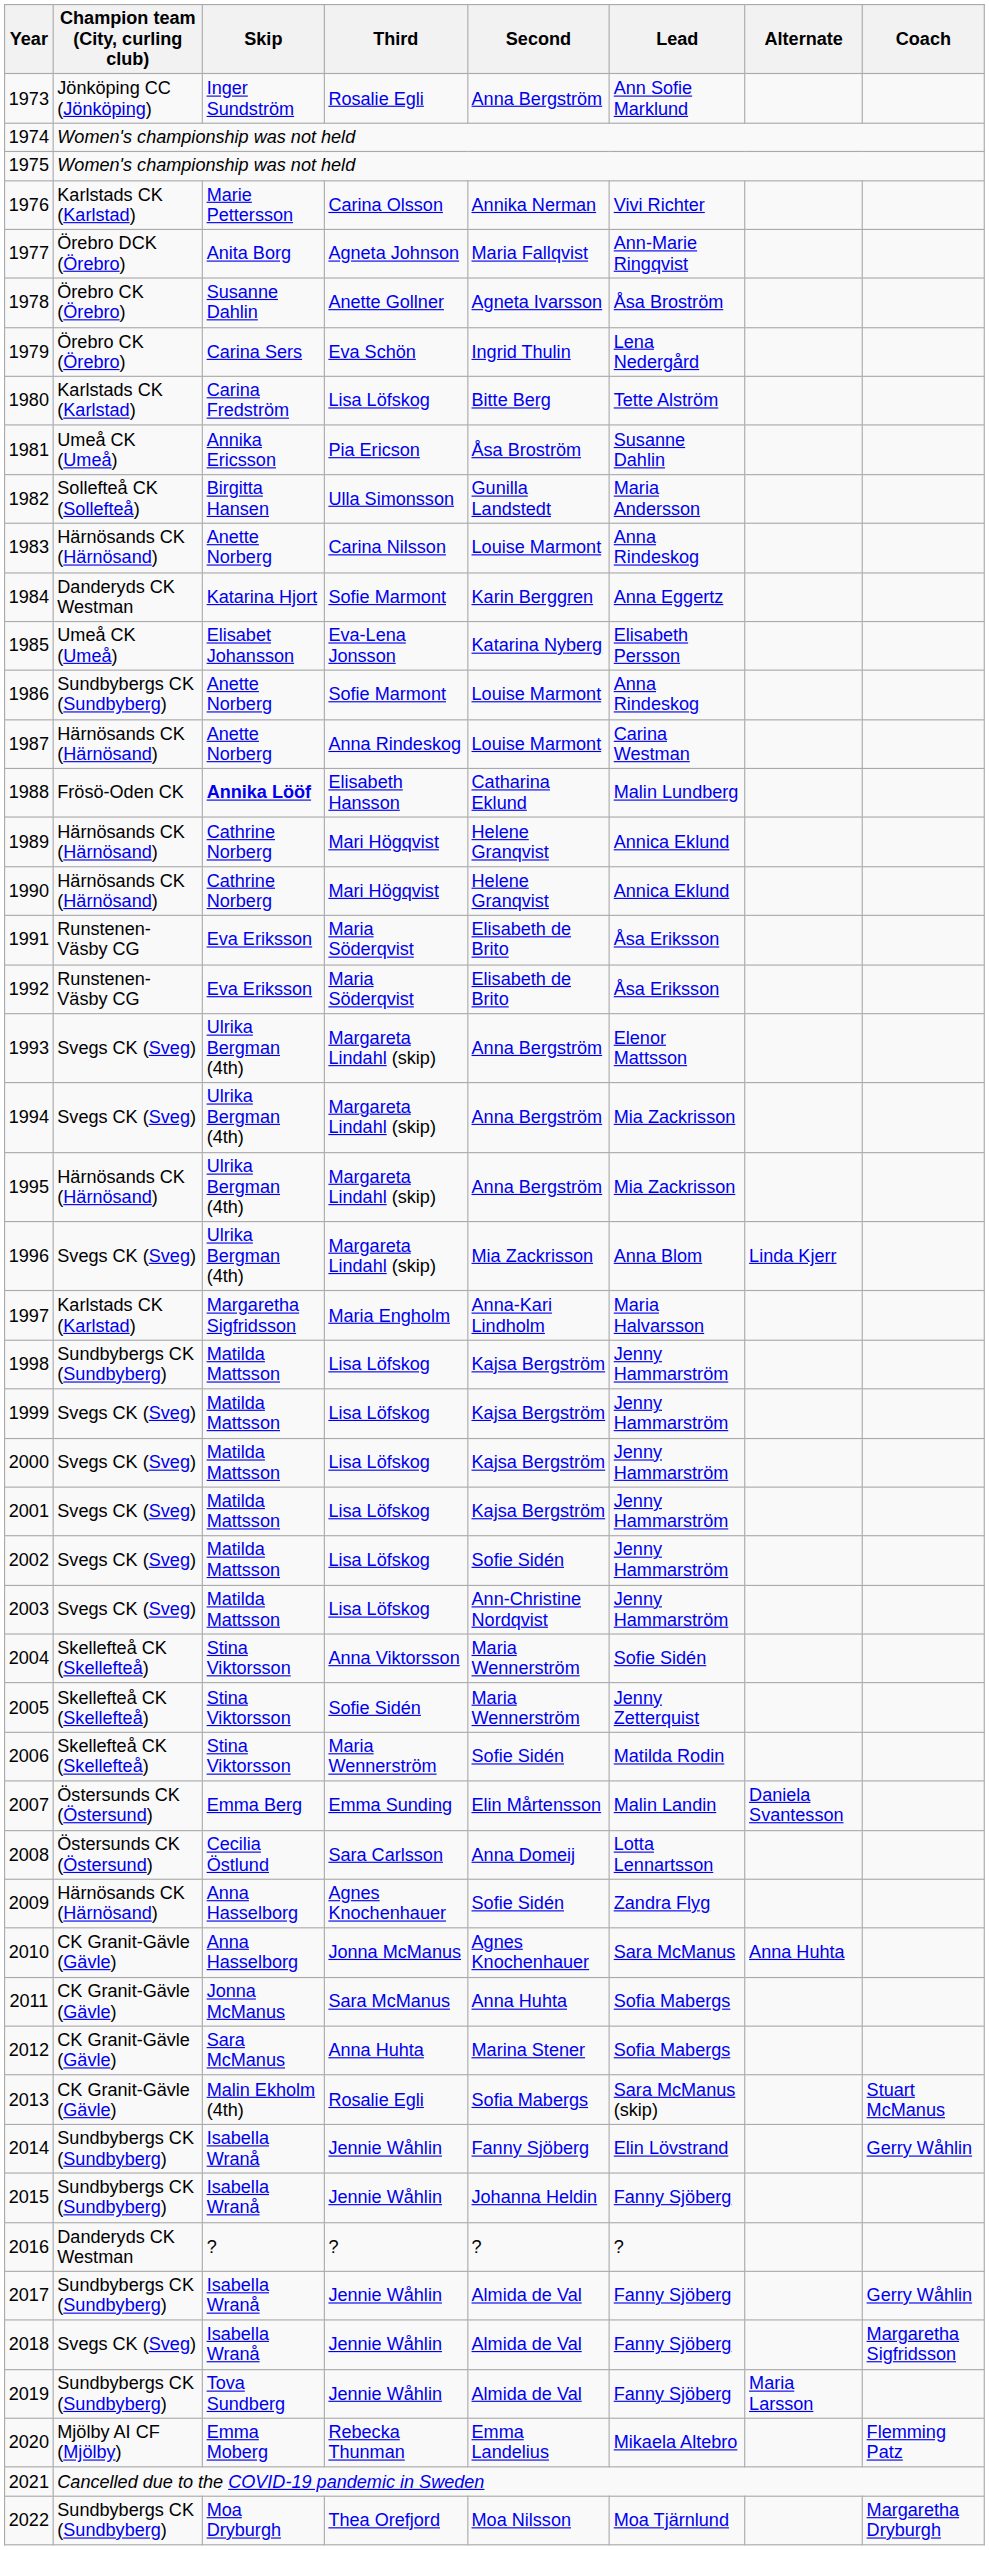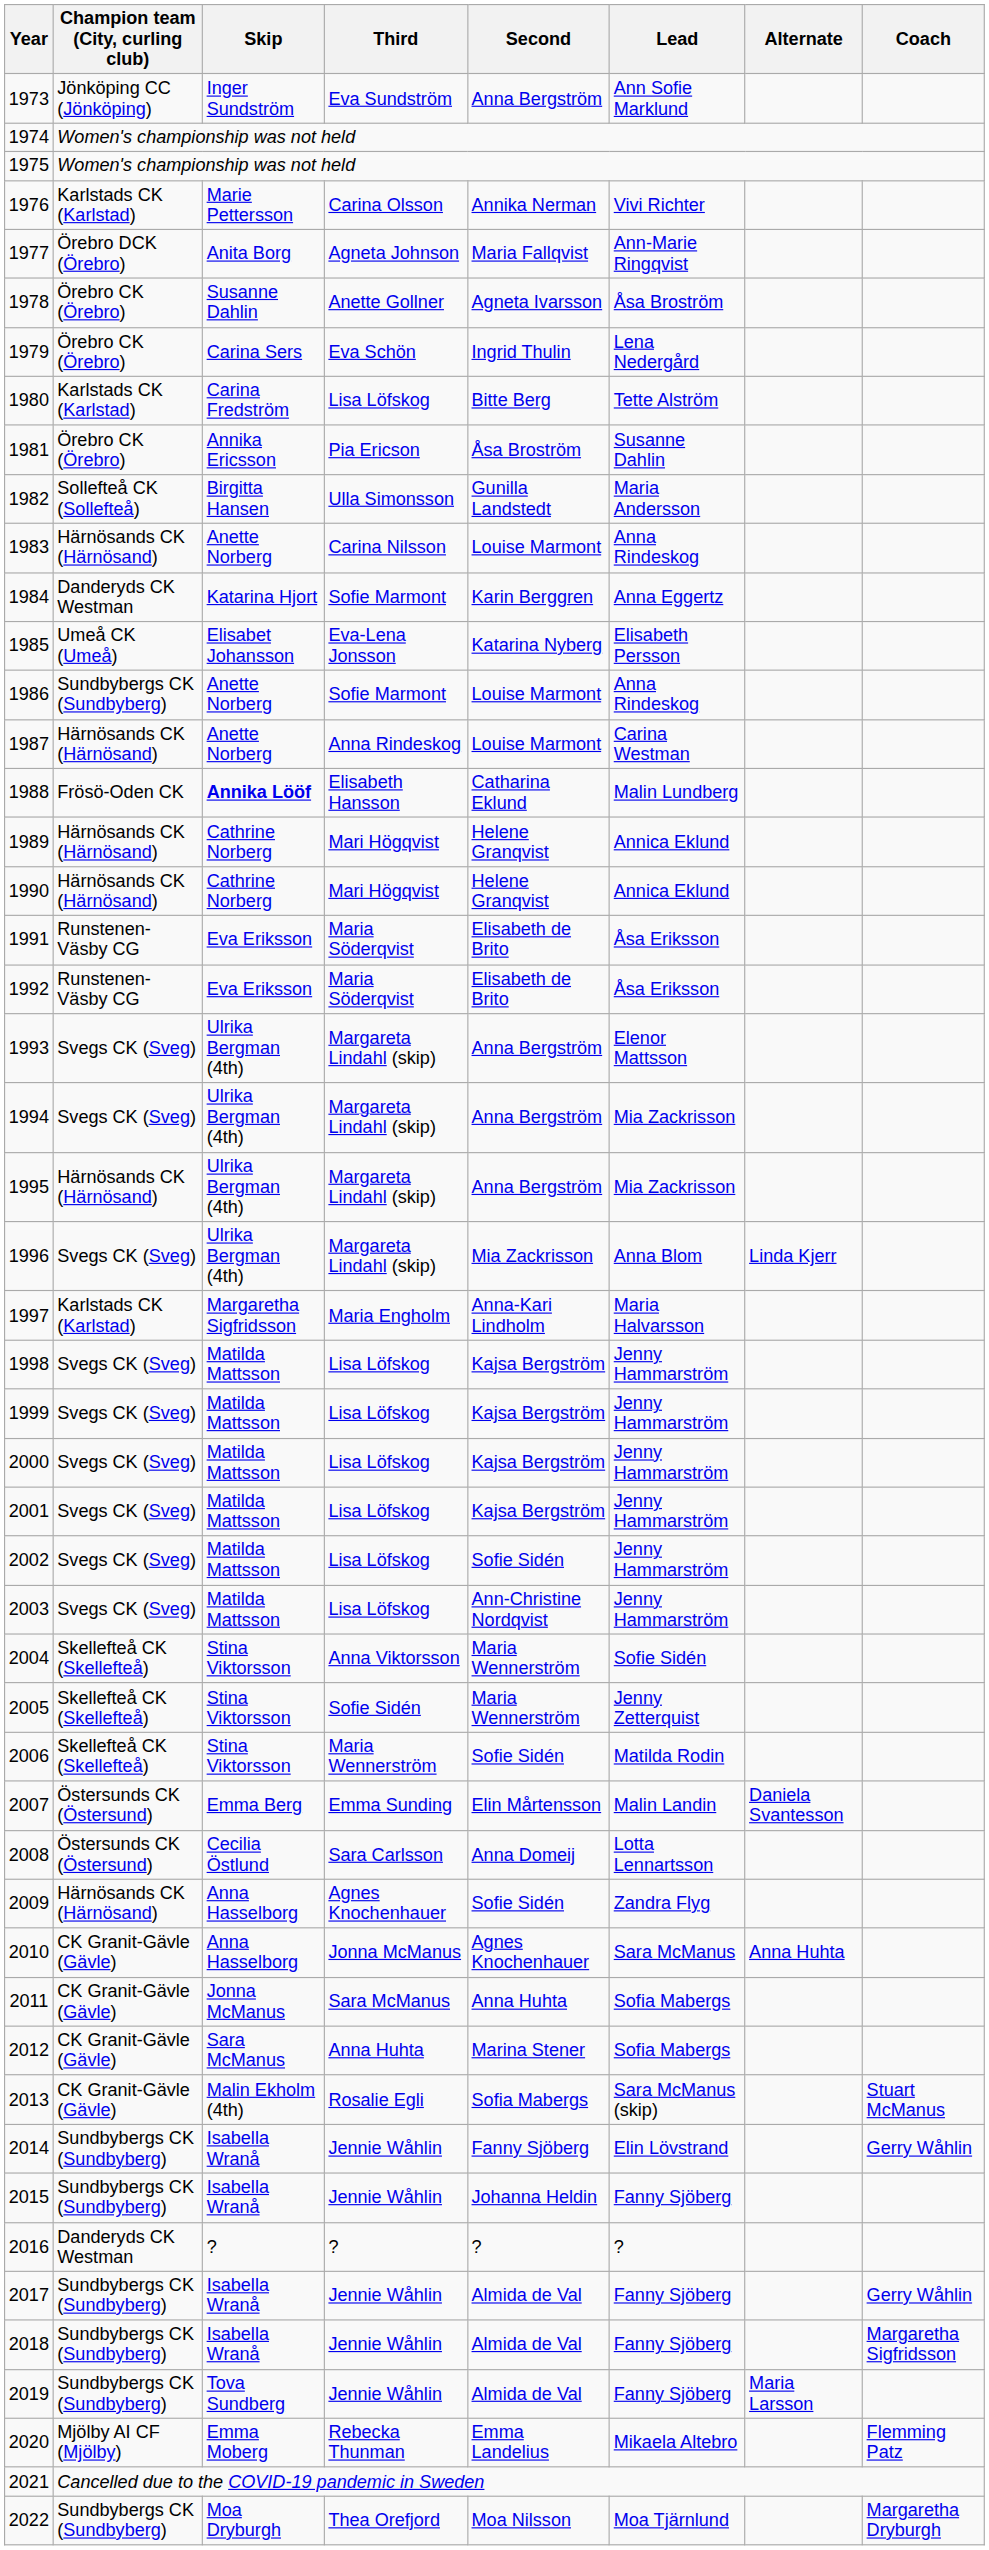(376, 98) Rosalie Egli -> (390, 98) Eva Sundström
(96, 449) Umeå CK (Umeå) -> (100, 449) Örebro CK (Örebro)
(126, 1364) Sundbybergs CK (Sundbyberg) -> (127, 1364) Svegs CK (Sveg)
(127, 2344) Svegs CK (Sveg) -> (126, 2344) Sundbybergs CK (Sundbyberg)
